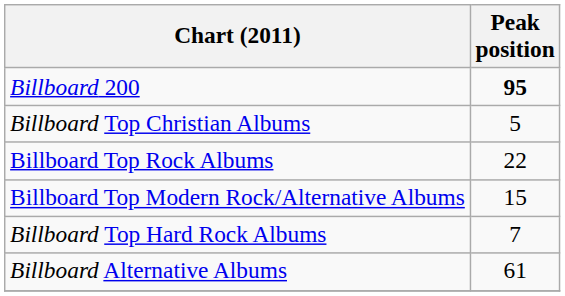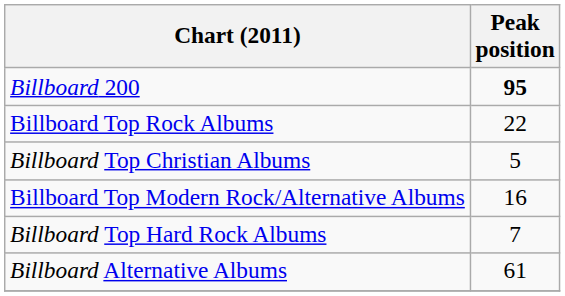rows swapped: (142, 160) <-> (160, 123)
(515, 197) 15 -> (515, 197) 16
